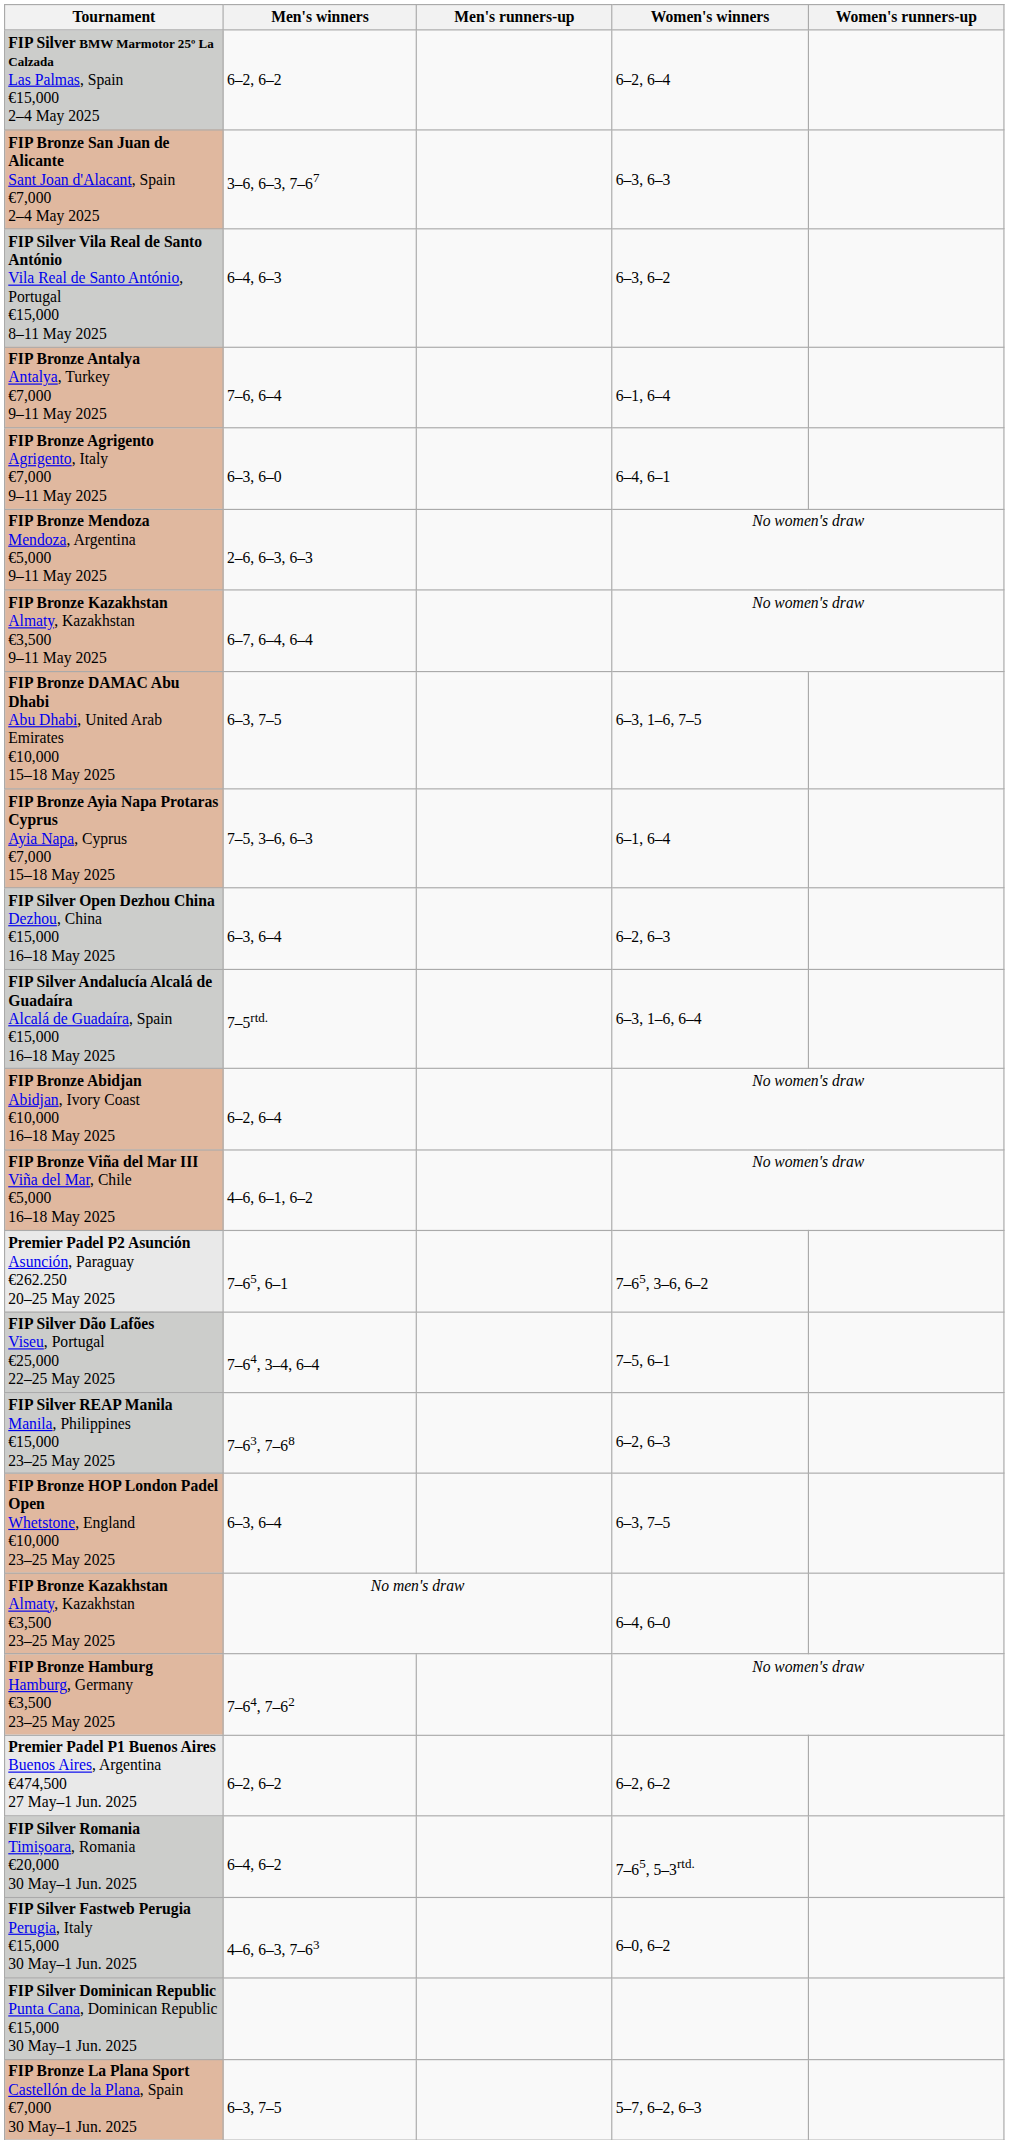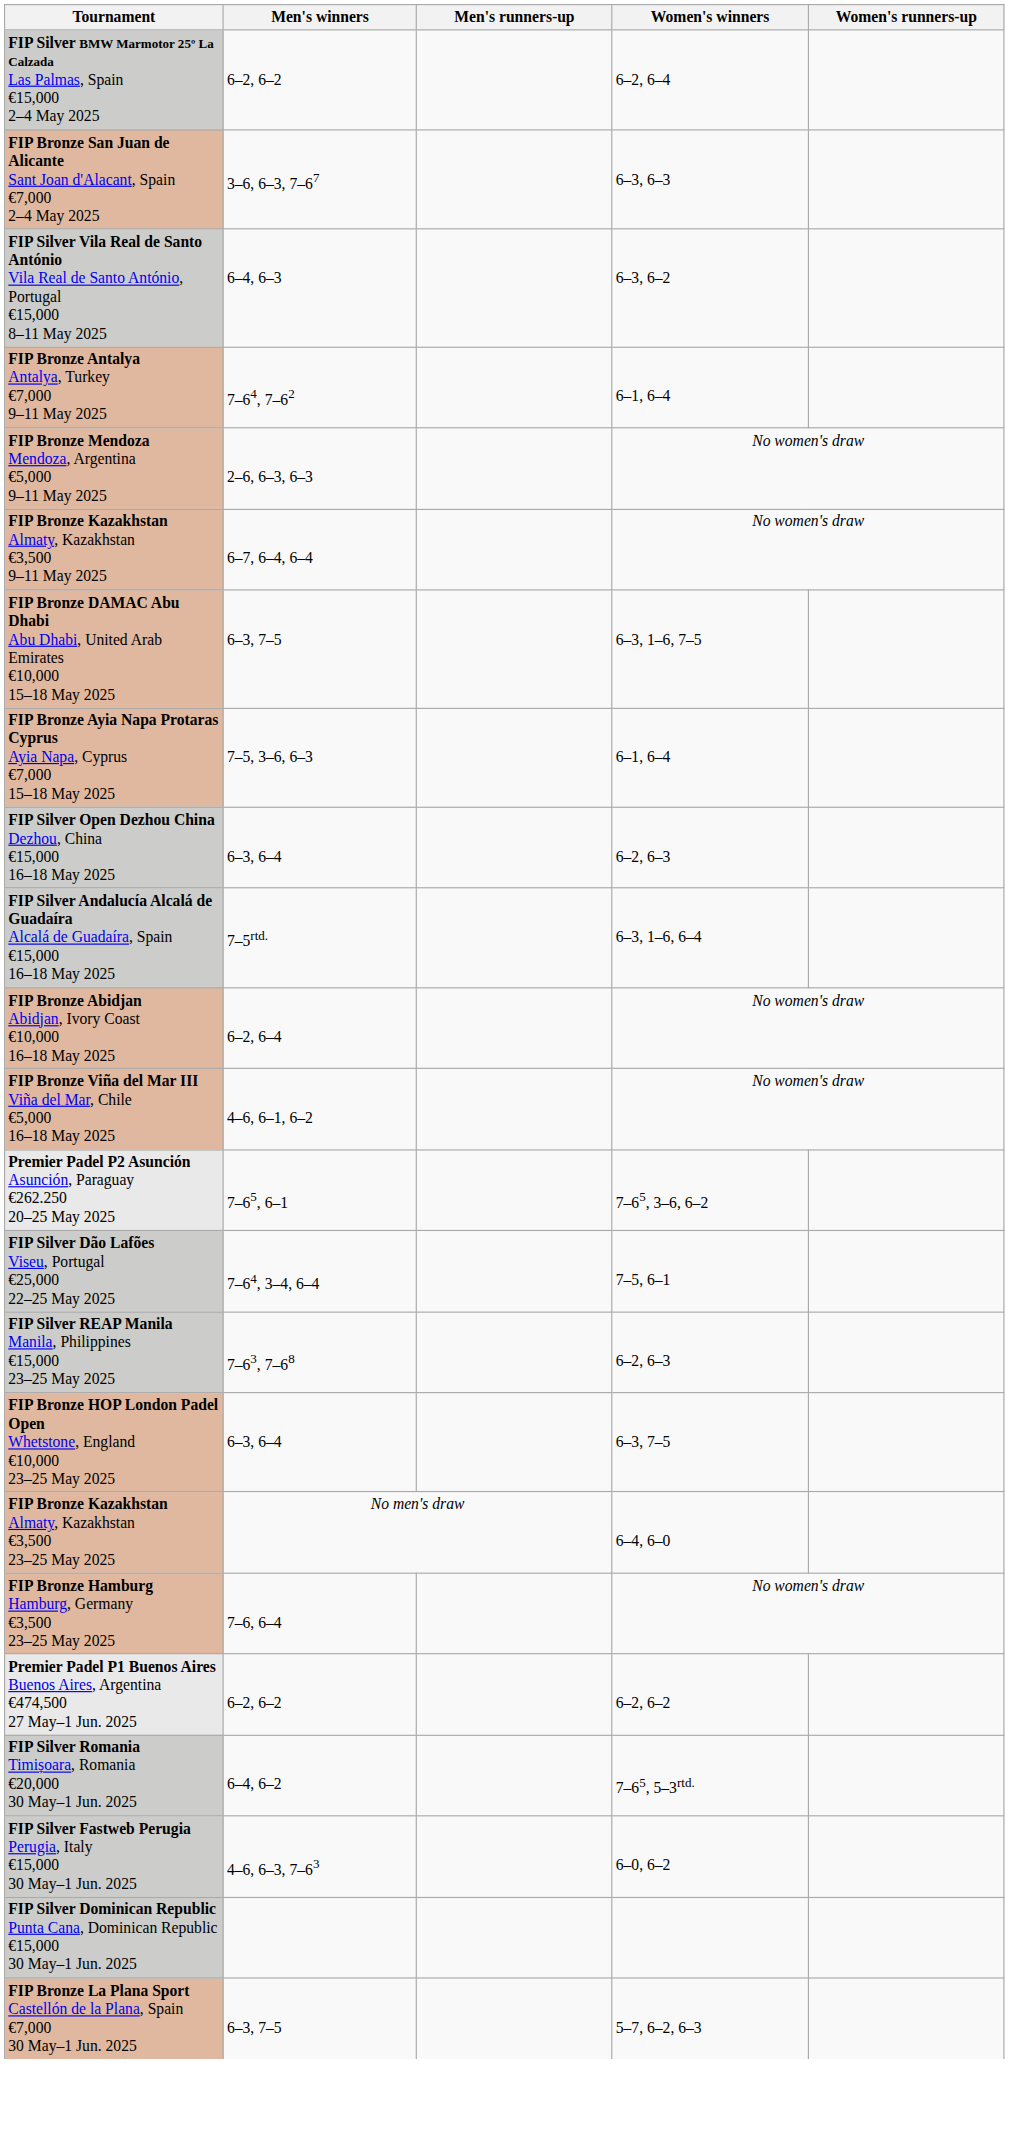(254, 396) 7–6, 6–4 -> (261, 398) 7–64, 7–62
- row: (81, 468)
(261, 1705) 7–64, 7–62 -> (254, 1622) 7–6, 6–4
